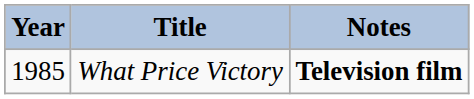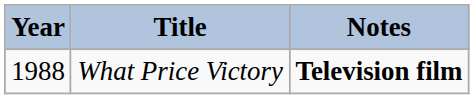(38, 71) 1985 -> (38, 71) 1988
